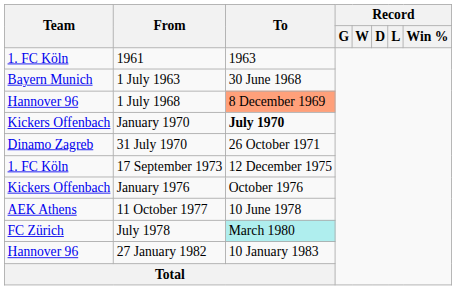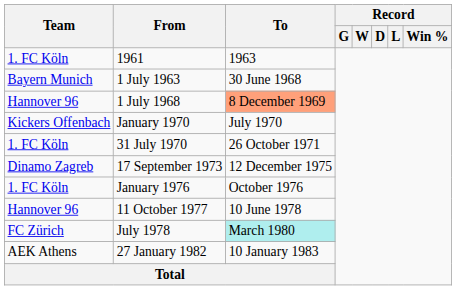(256, 123) bold -> (255, 123) normal
(50, 144) Dinamo Zagreb -> (38, 144) 1. FC Köln
(38, 166) 1. FC Köln -> (50, 166) Dinamo Zagreb
(59, 187) Kickers Offenbach -> (38, 187) 1. FC Köln
(42, 209) AEK Athens -> (43, 209) Hannover 96
(43, 252) Hannover 96 -> (42, 252) AEK Athens
